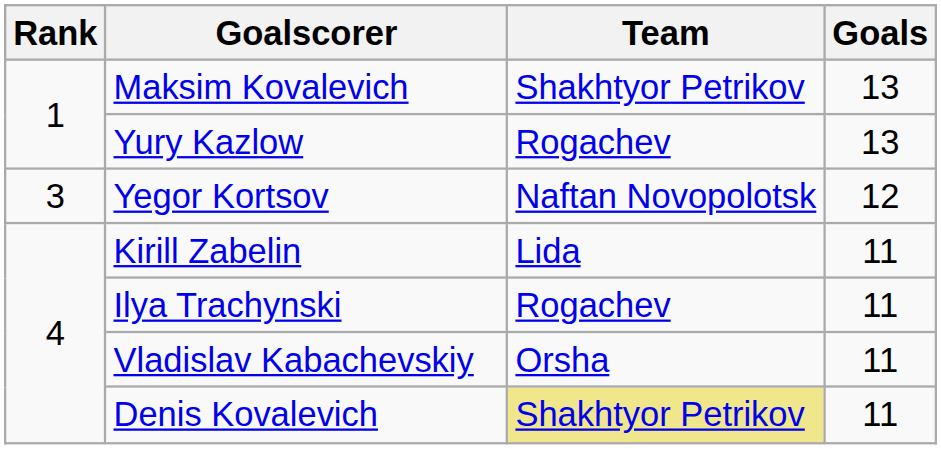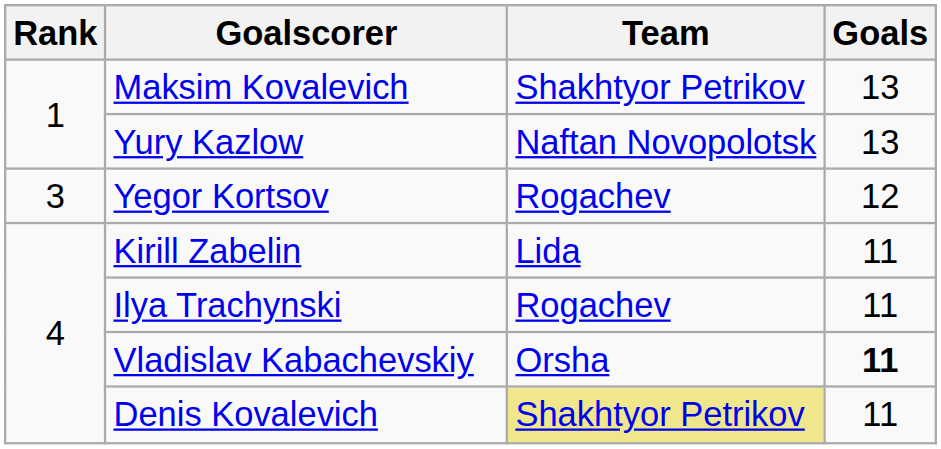(593, 142) Rogachev -> (666, 142) Naftan Novopolotsk
(666, 196) Naftan Novopolotsk -> (593, 196) Rogachev
(880, 360) normal -> (880, 360) bold
